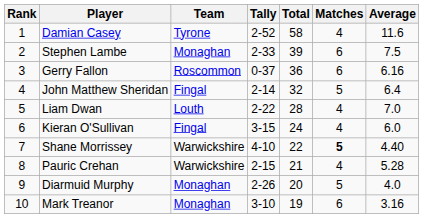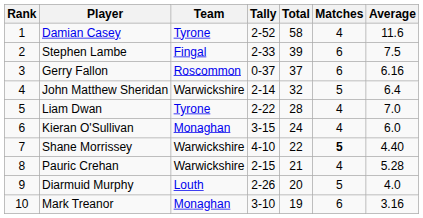(202, 52) Monaghan -> (190, 52) Fingal
(296, 71) 36 -> (296, 71) 37
(190, 90) Fingal -> (209, 90) Warwickshire
(189, 109) Louth -> (192, 109) Tyrone
(190, 128) Fingal -> (202, 128) Monaghan
(202, 185) Monaghan -> (189, 185) Louth
